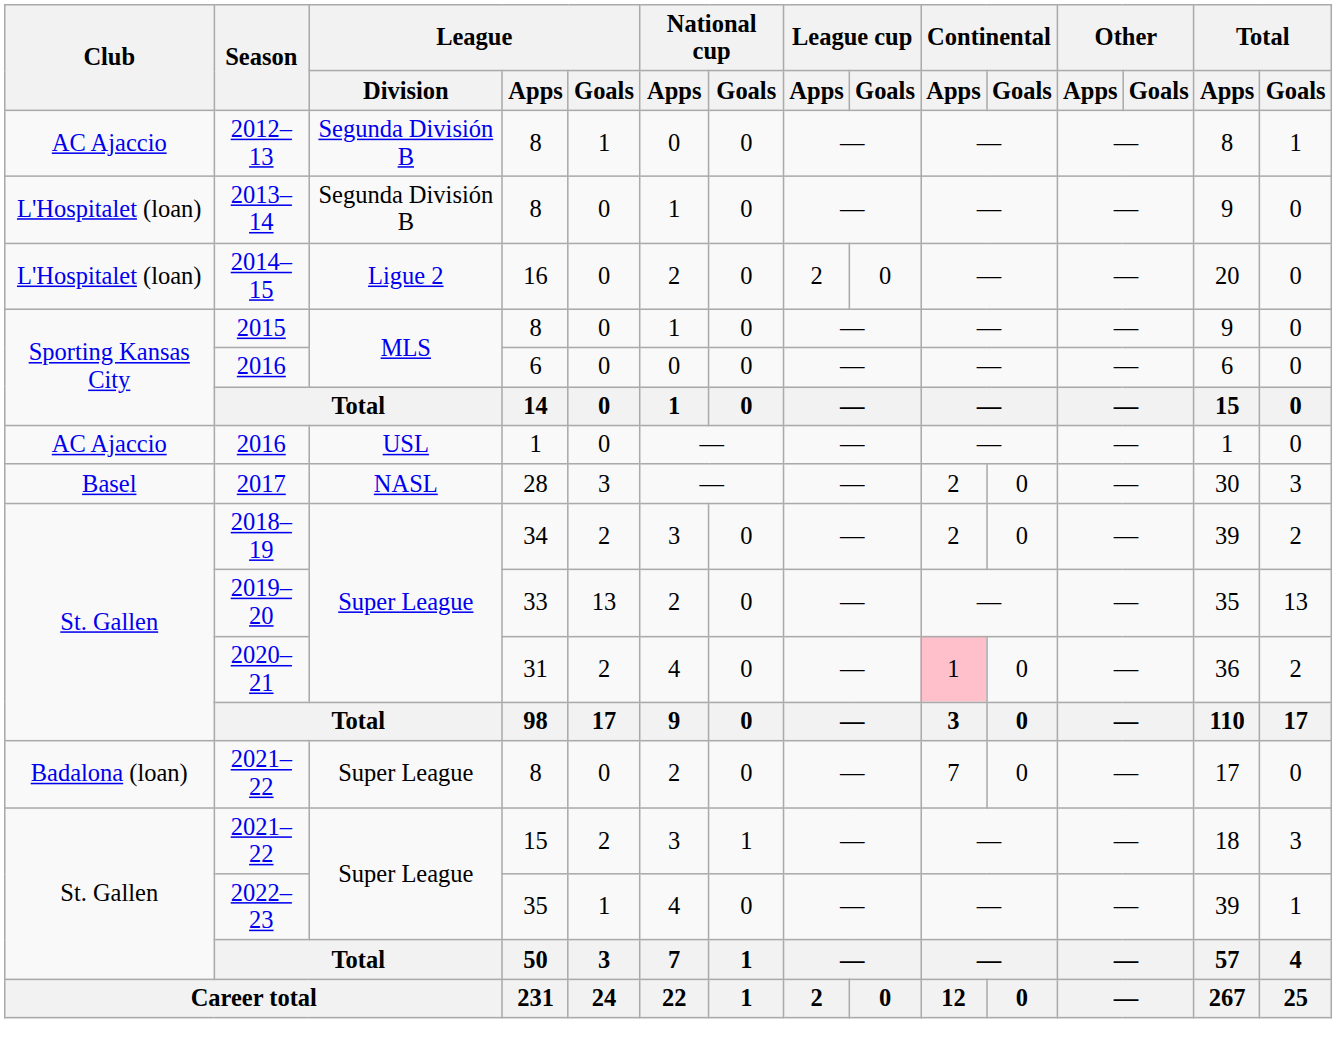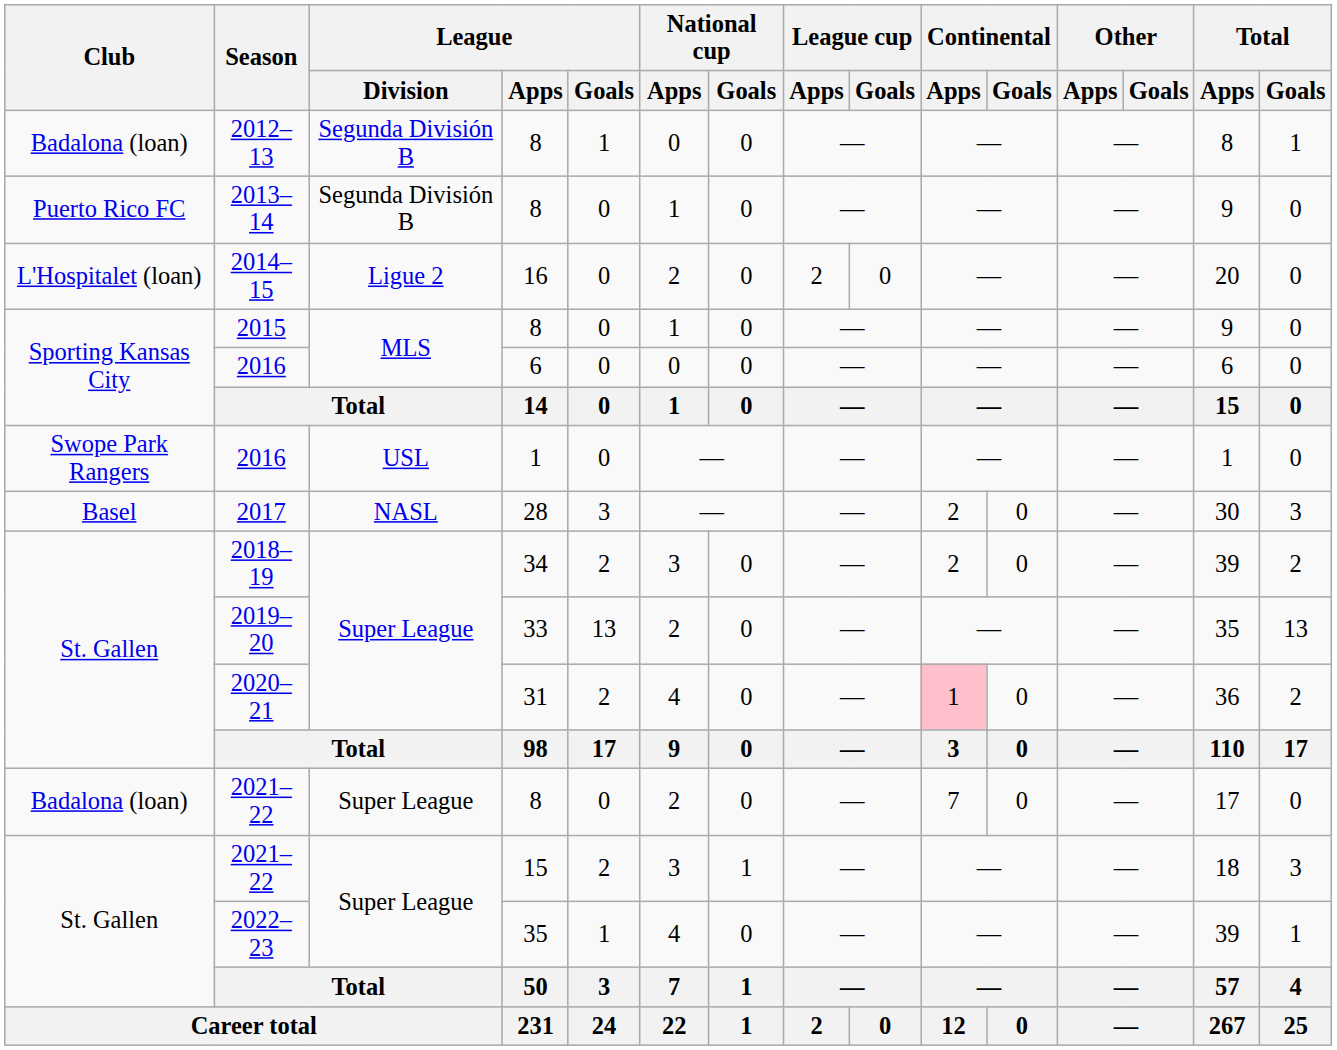(109, 142) AC Ajaccio -> (109, 142) Badalona (loan)
(109, 209) L'Hospitalet (loan) -> (109, 209) Puerto Rico FC
(109, 444) AC Ajaccio -> (109, 458) Swope Park Rangers
